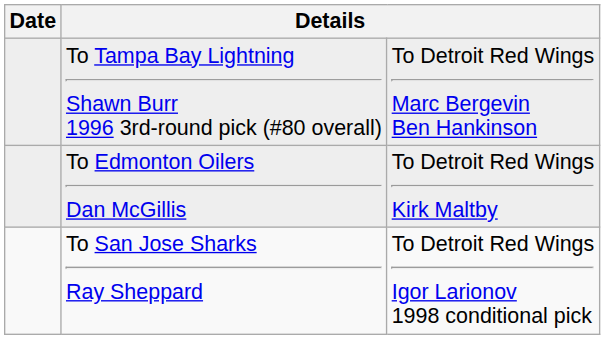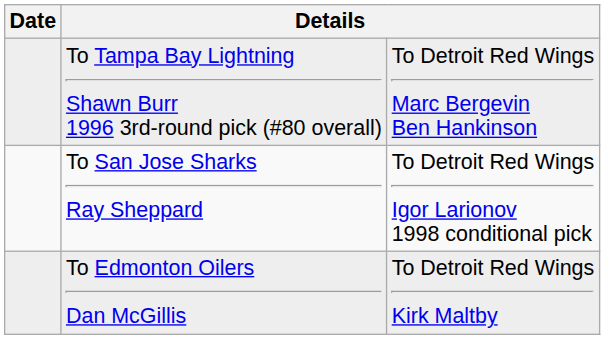rows swapped: (224, 268) <-> (224, 185)
